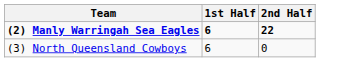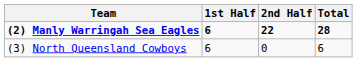+ column: (333, 13)
